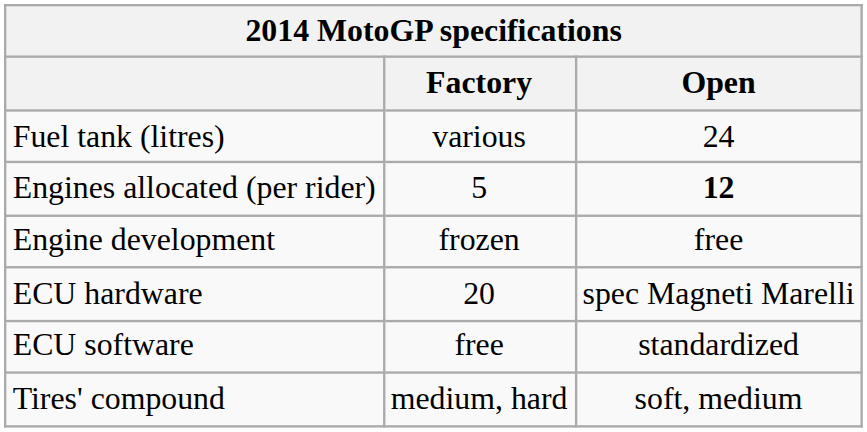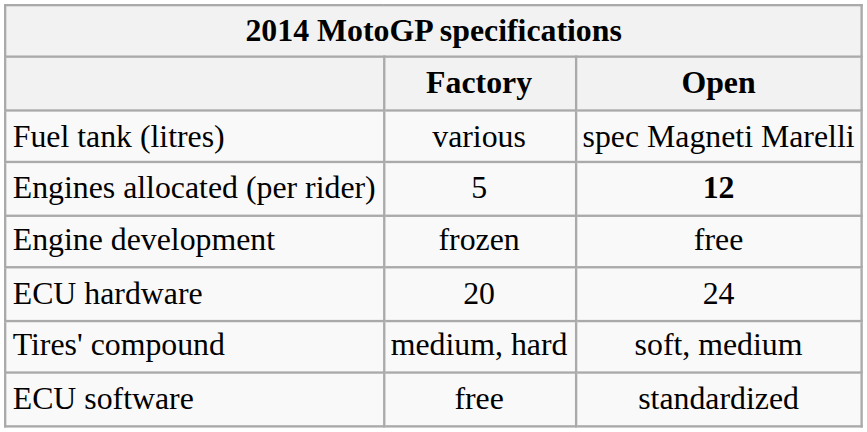(719, 135) 24 -> (719, 135) spec Magneti Marelli
(719, 292) spec Magneti Marelli -> (719, 292) 24
rows swapped: (103, 345) <-> (119, 397)
